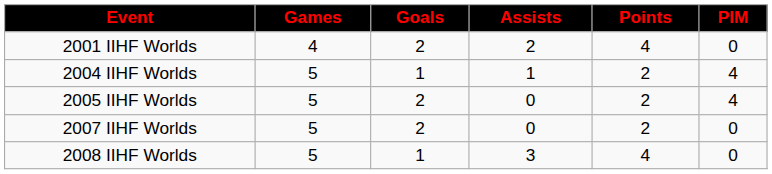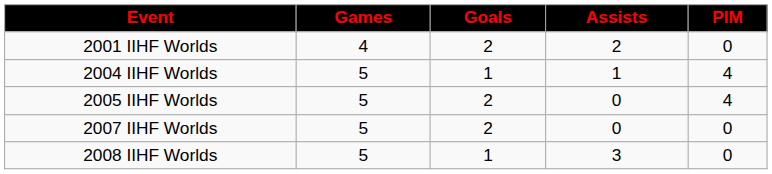- column: (645, 18)
